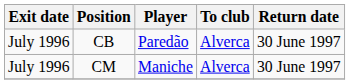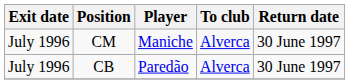rows swapped: (104, 66) <-> (104, 41)
